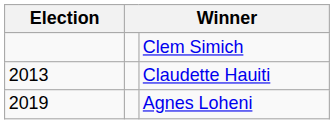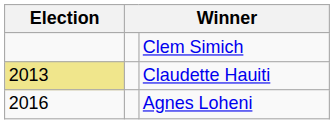(29, 75) no background -> (29, 75) khaki background
(29, 103) 2019 -> (29, 103) 2016
